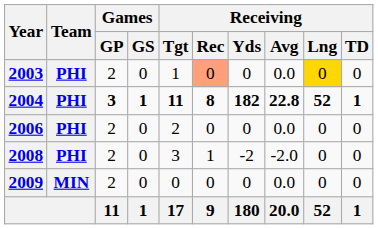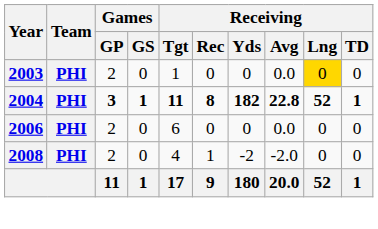(210, 73) lightsalmon background -> (210, 73) no background
(176, 127) 2 -> (176, 127) 6
(176, 155) 3 -> (176, 155) 4
- row: (26, 182)
